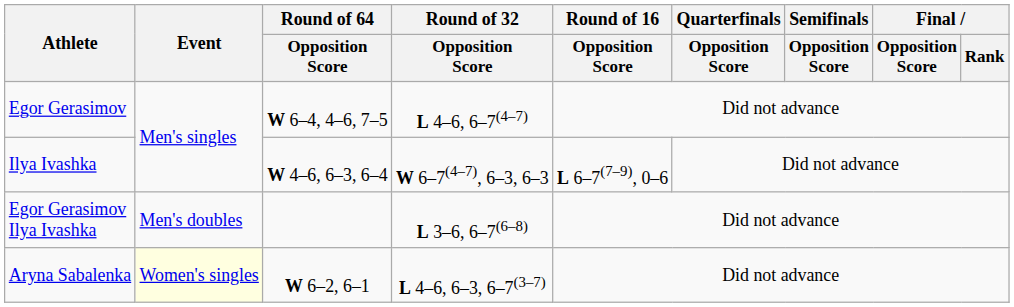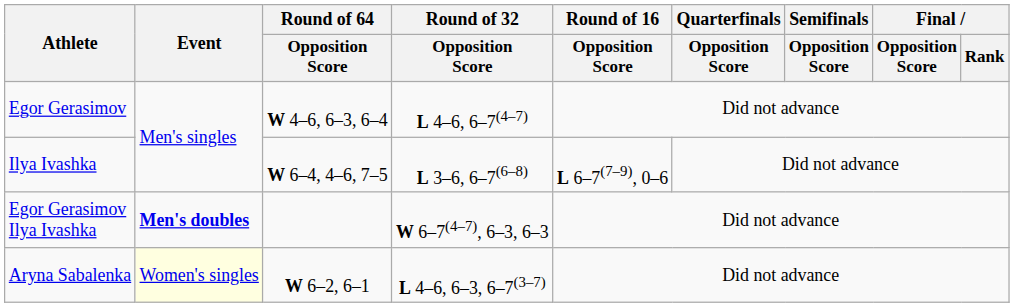(327, 120) W 6–4, 4–6, 7–5 -> (327, 120) W 4–6, 6–3, 6–4
(327, 175) W 4–6, 6–3, 6–4 -> (327, 175) W 6–4, 4–6, 7–5
(472, 175) W 6–7(4–7), 6–3, 6–3 -> (472, 175) L 3–6, 6–7(6–8)
(191, 220) normal -> (194, 220) bold
(472, 230) L 3–6, 6–7(6–8) -> (472, 230) W 6–7(4–7), 6–3, 6–3
